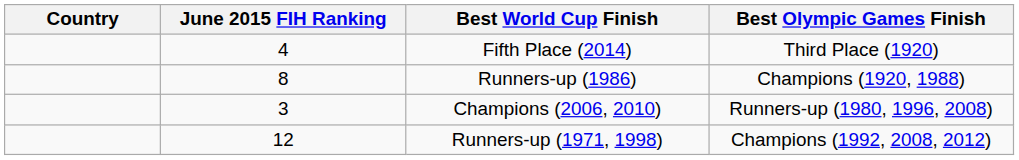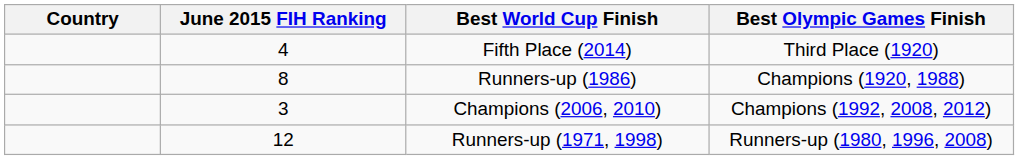(861, 109) Runners-up (1980, 1996, 2008) -> (861, 109) Champions (1992, 2008, 2012)
(861, 139) Champions (1992, 2008, 2012) -> (861, 139) Runners-up (1980, 1996, 2008)
